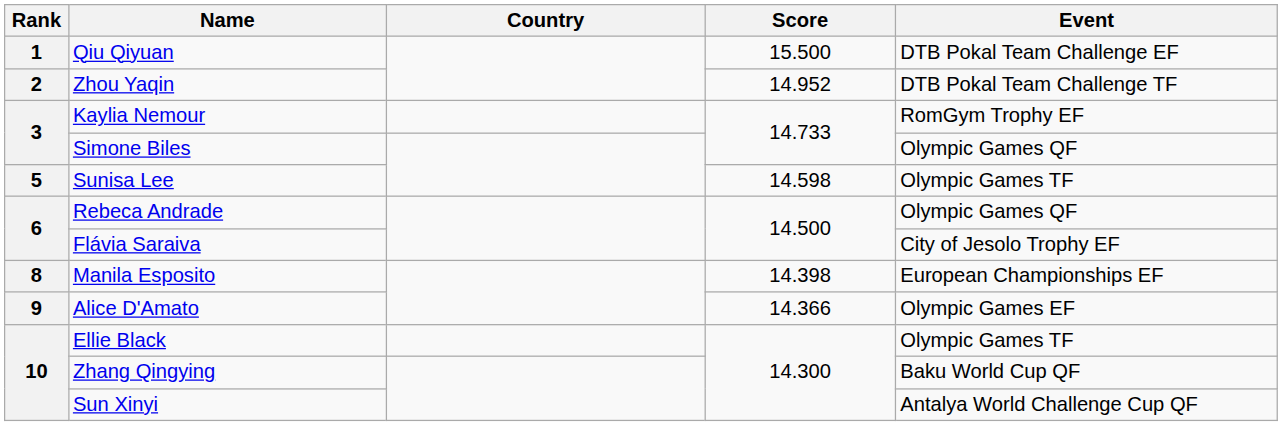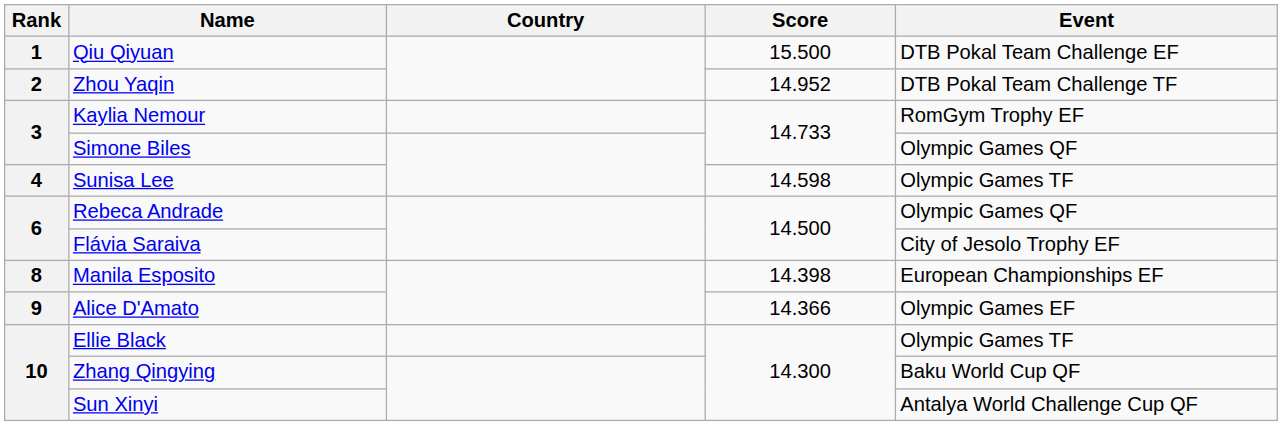(36, 180) 5 -> (36, 180) 4
